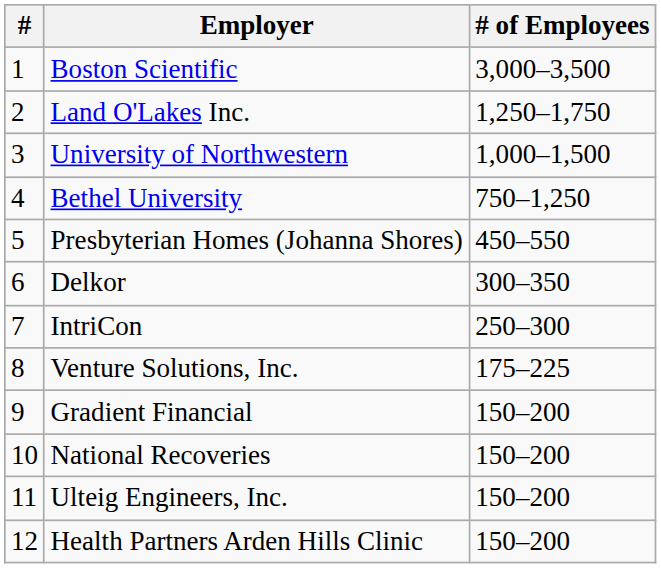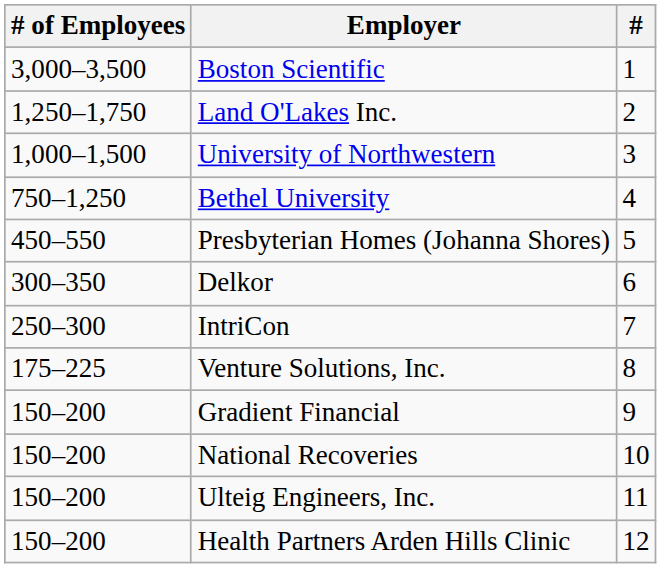columns swapped: (25, 25) <-> (562, 25)
